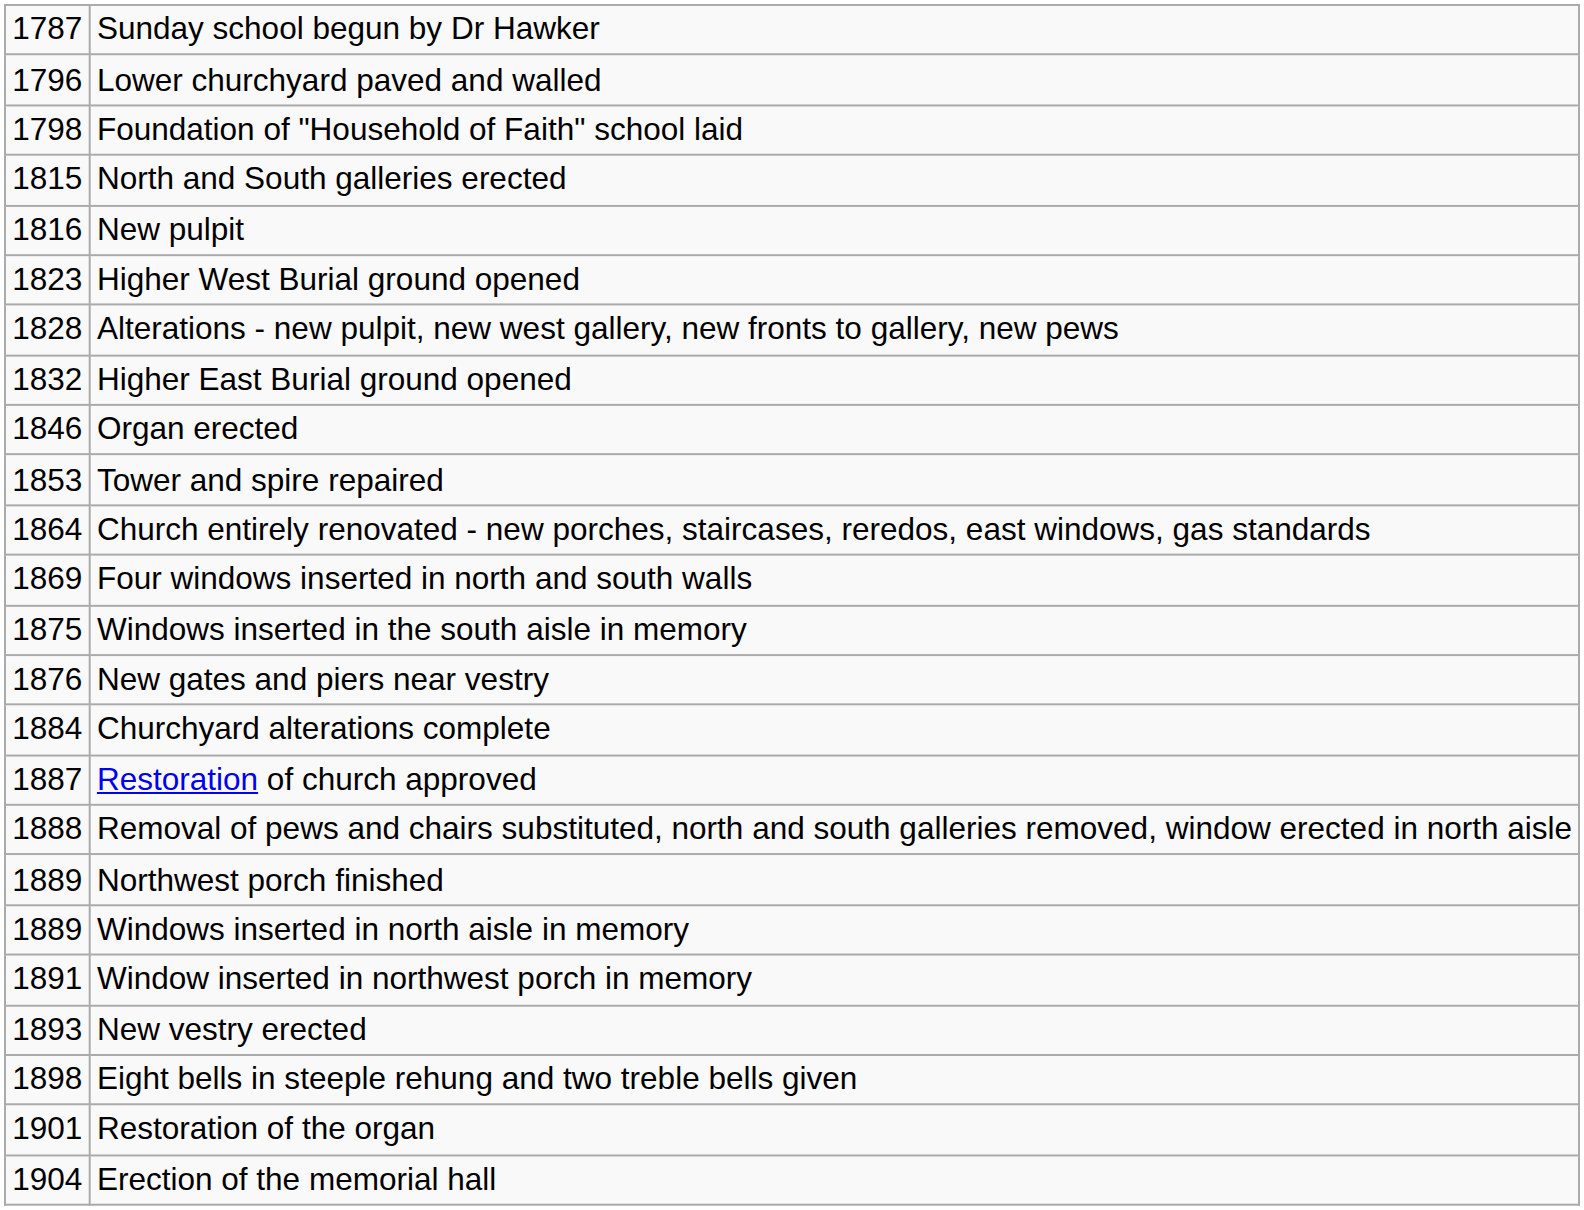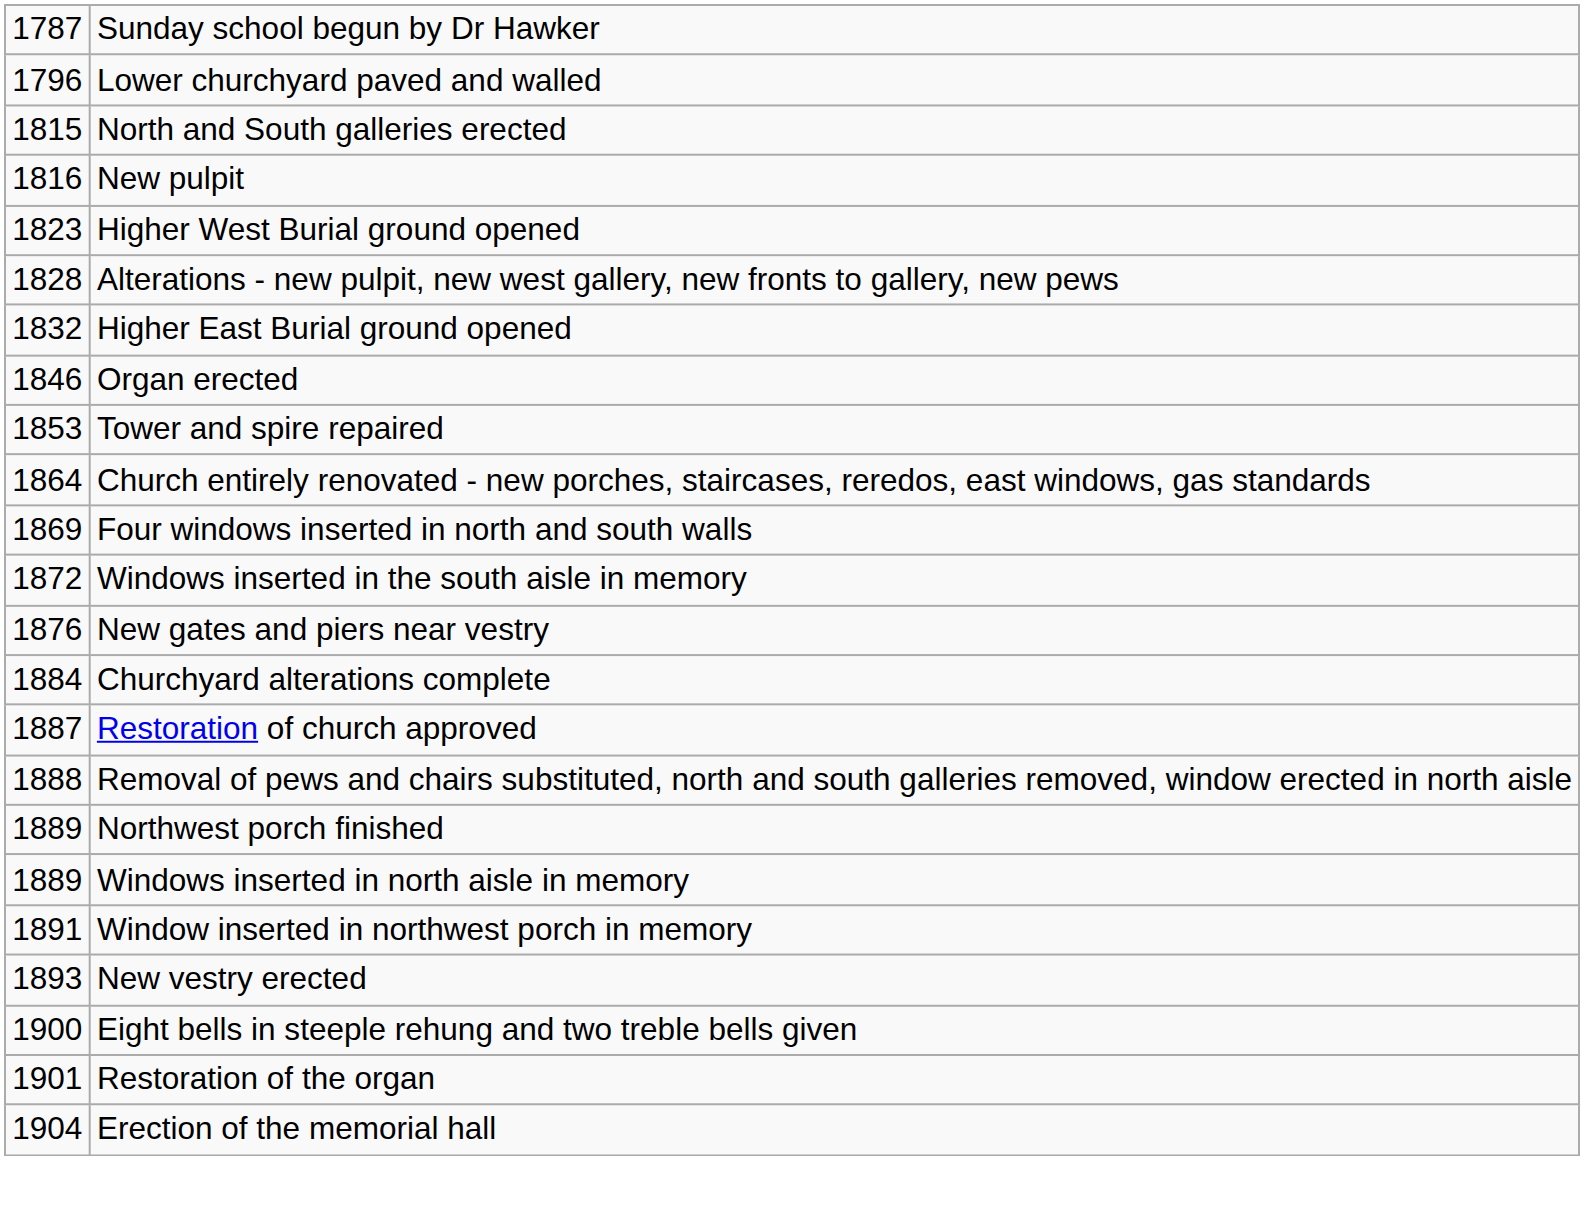- row: (420, 129)
(47, 629) 1875 -> (47, 579) 1872
(47, 1079) 1898 -> (47, 1029) 1900
